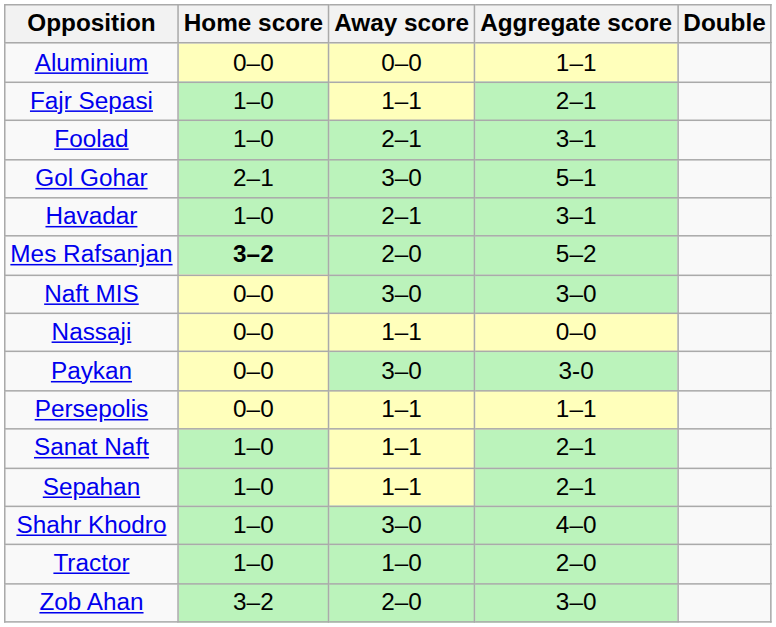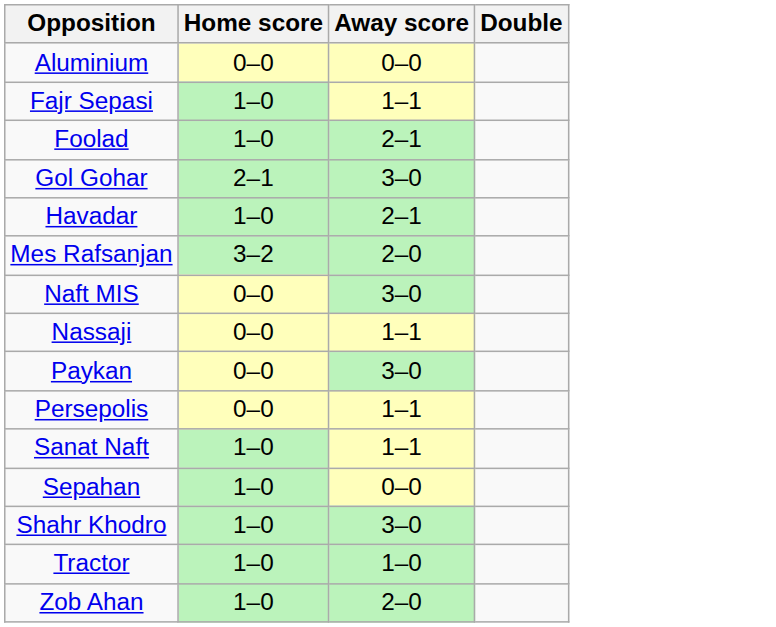- column: (576, 23)
(253, 255) bold -> (253, 255) normal
(402, 486) 1–1 -> (402, 486) 0–0
(253, 602) 3–2 -> (253, 602) 1–0
